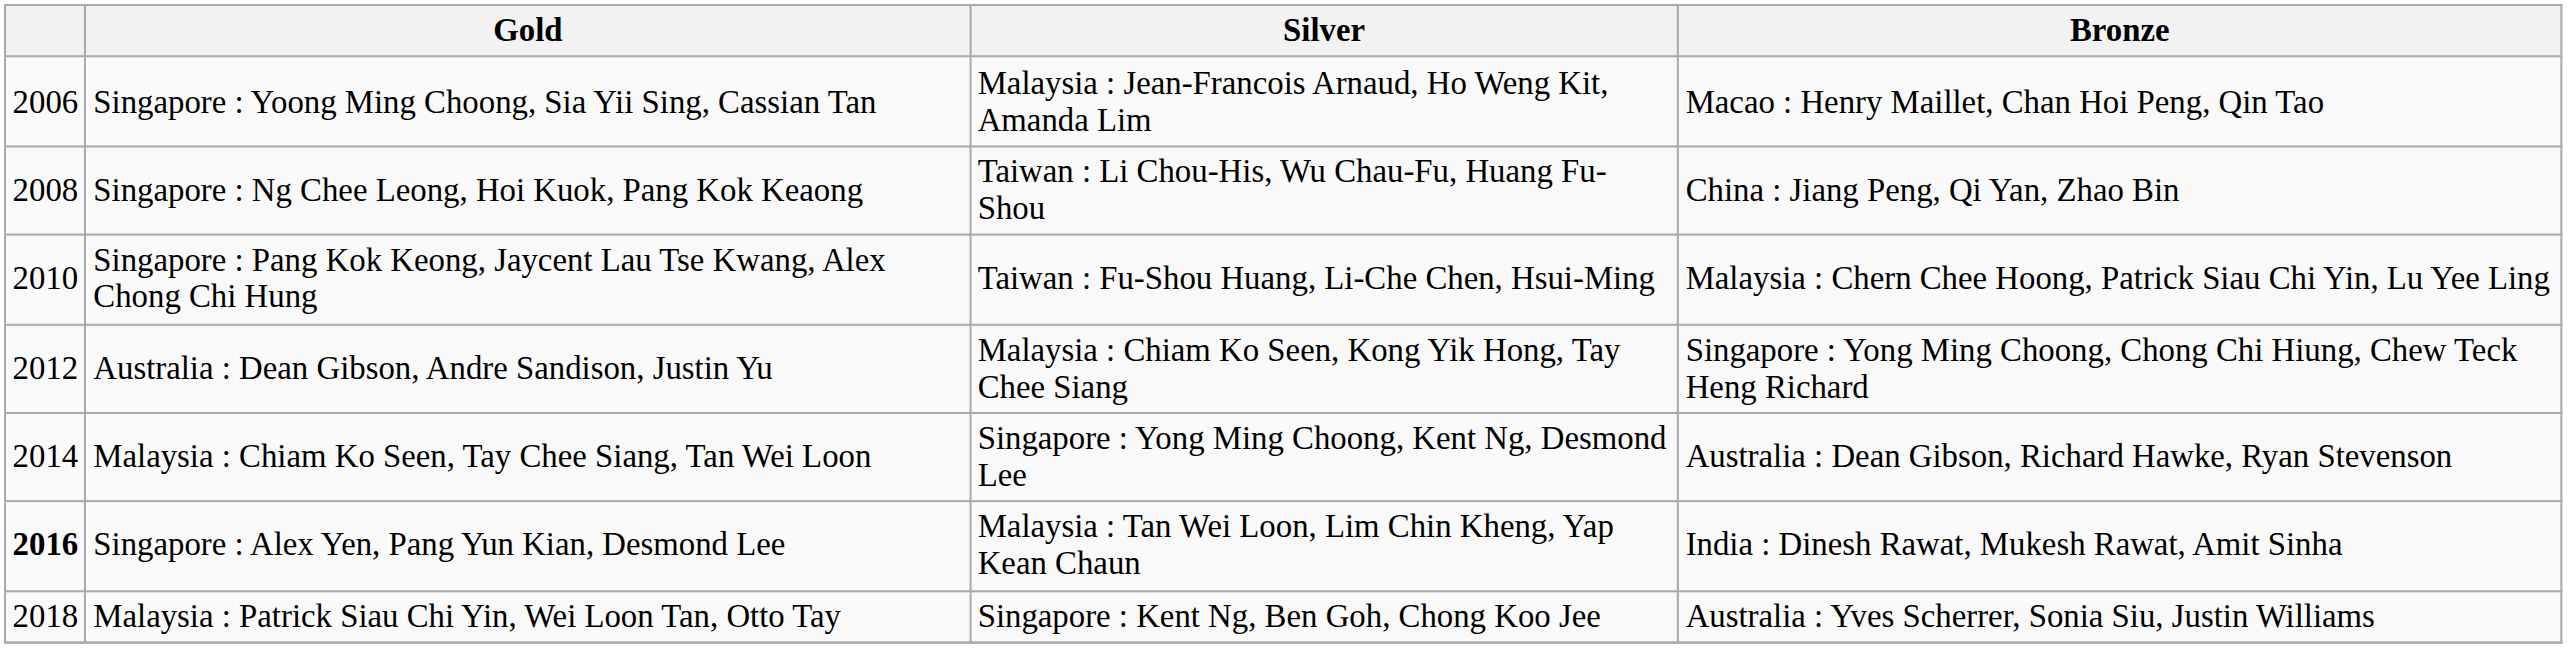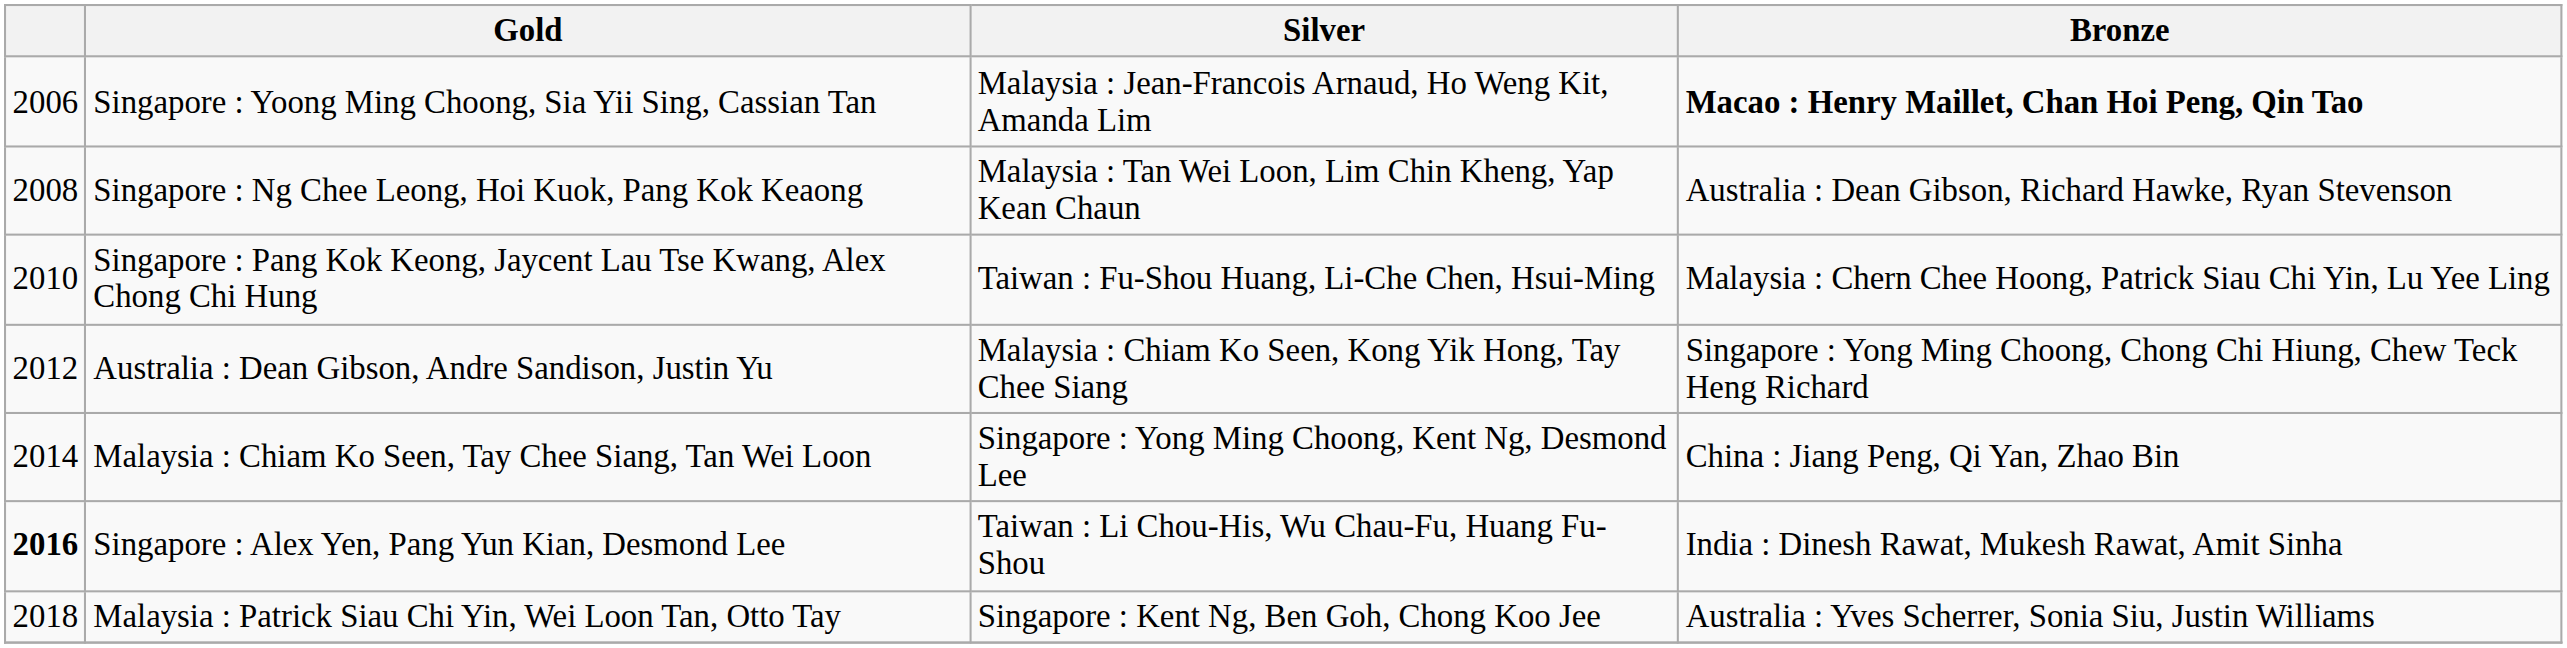(2005, 100) normal -> (2025, 100) bold
(1292, 189) Taiwan : Li Chou-His, Wu Chau-Fu, Huang Fu-Shou -> (1296, 189) Malaysia : Tan Wei Loon, Lim Chin Kheng, Yap Kean Chaun
(1933, 189) China : Jiang Peng, Qi Yan, Zhao Bin -> (2069, 189) Australia : Dean Gibson, Richard Hawke, Ryan Stevenson
(2069, 456) Australia : Dean Gibson, Richard Hawke, Ryan Stevenson -> (1933, 456) China : Jiang Peng, Qi Yan, Zhao Bin
(1296, 545) Malaysia : Tan Wei Loon, Lim Chin Kheng, Yap Kean Chaun -> (1292, 545) Taiwan : Li Chou-His, Wu Chau-Fu, Huang Fu-Shou
